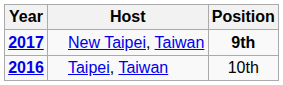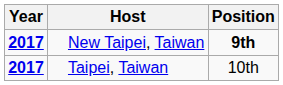(26, 67) 2016 -> (26, 67) 2017
